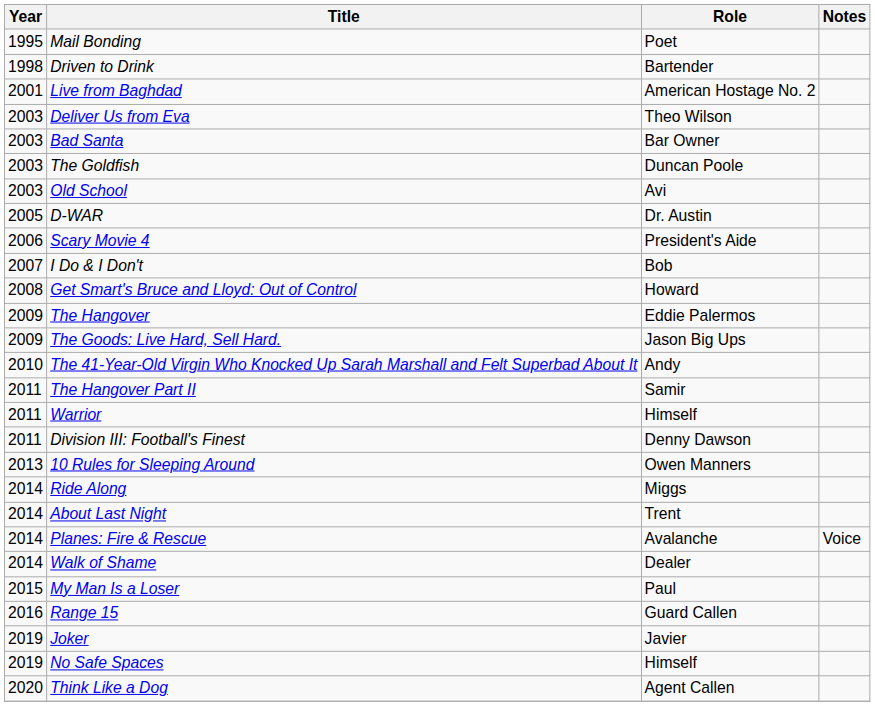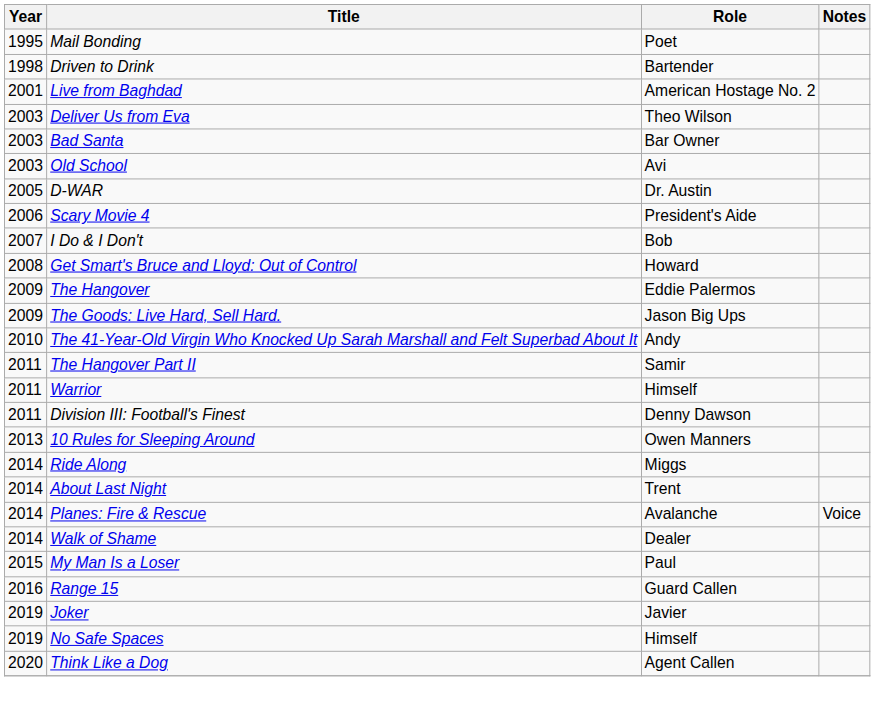- row: (95, 166)
